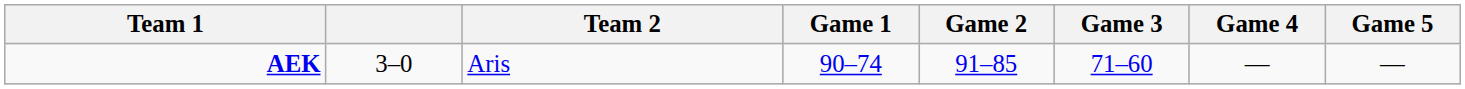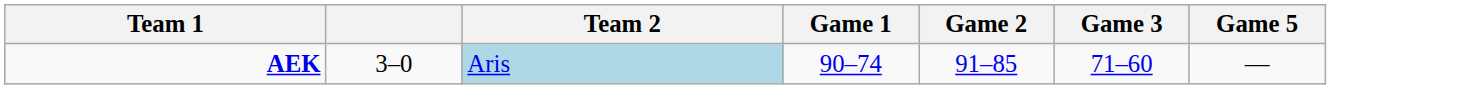- column: (1257, 24)
(489, 63) no background -> (489, 63) lightblue background
